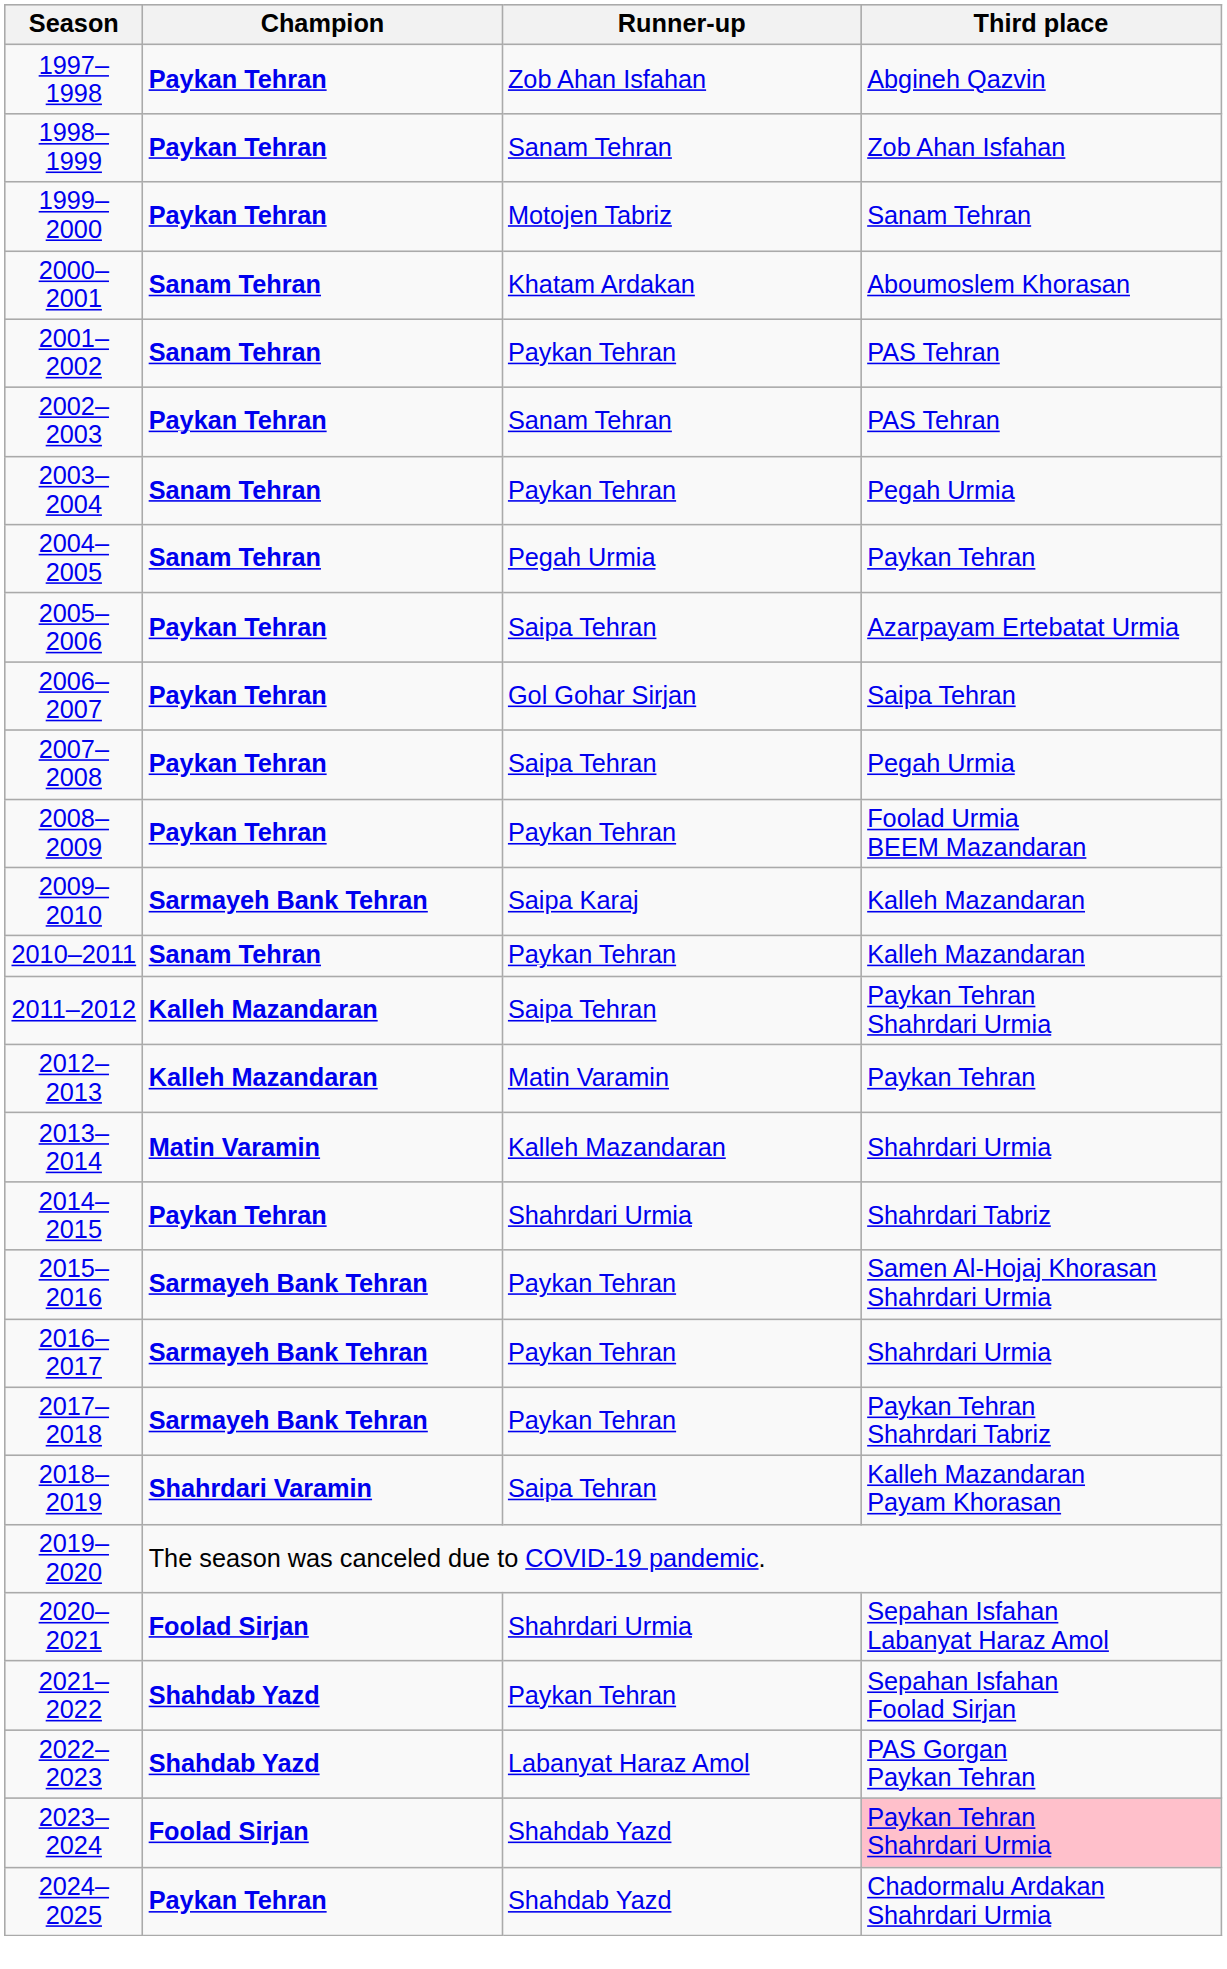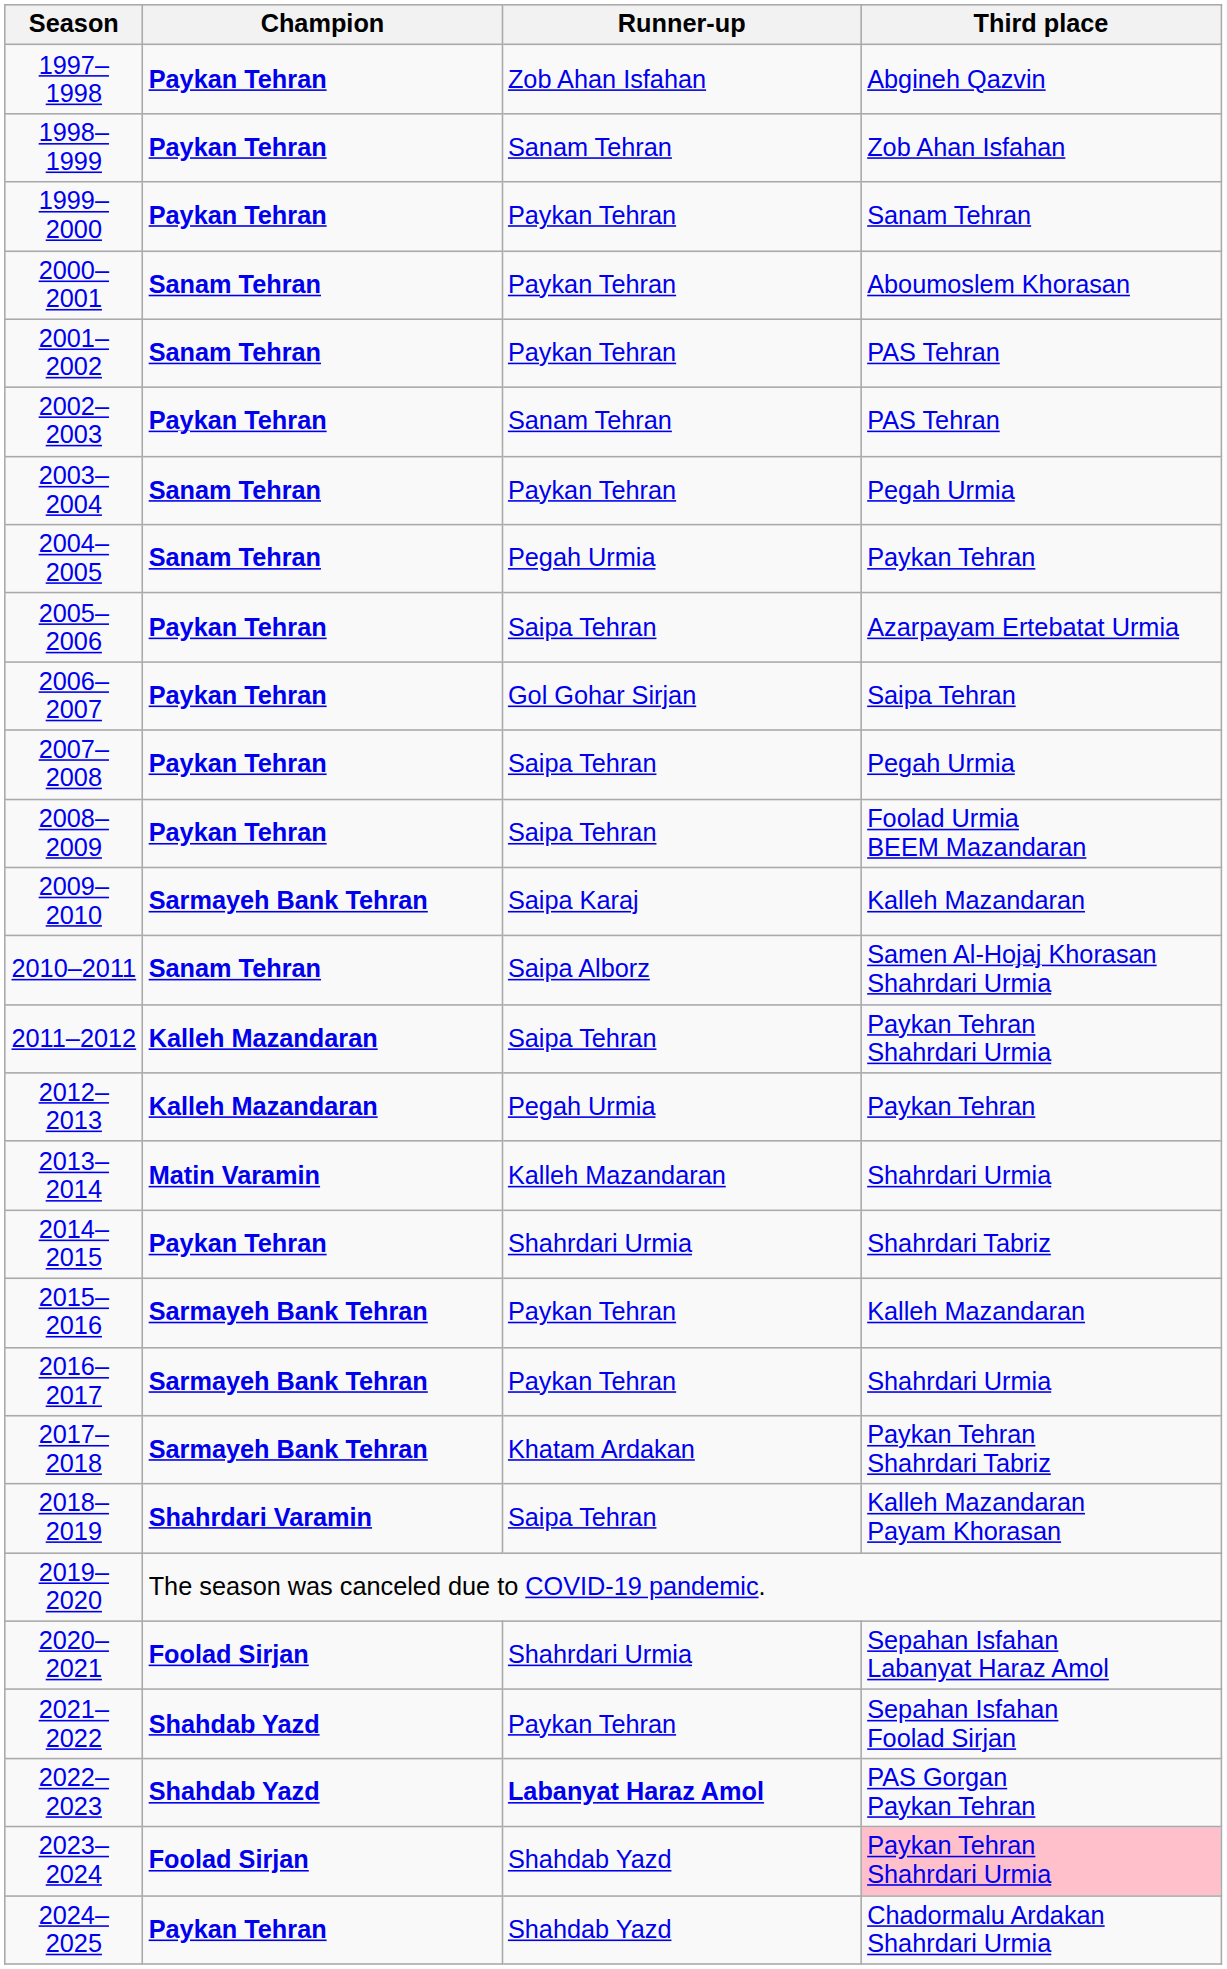(590, 215) Motojen Tabriz -> (592, 215) Paykan Tehran
(601, 284) Khatam Ardakan -> (592, 284) Paykan Tehran
(592, 832) Paykan Tehran -> (582, 832) Saipa Tehran
(592, 955) Paykan Tehran -> (579, 969) Saipa Alborz
(976, 955) Kalleh Mazandaran -> (1012, 969) Samen Al-Hojaj Khorasan Shahrdari Urmia
(588, 1078) Matin Varamin -> (582, 1106) Pegah Urmia
(1012, 1284) Samen Al-Hojaj Khorasan Shahrdari Urmia -> (976, 1312) Kalleh Mazandaran
(592, 1421) Paykan Tehran -> (601, 1449) Khatam Ardakan
(629, 1763) normal -> (636, 1792) bold
